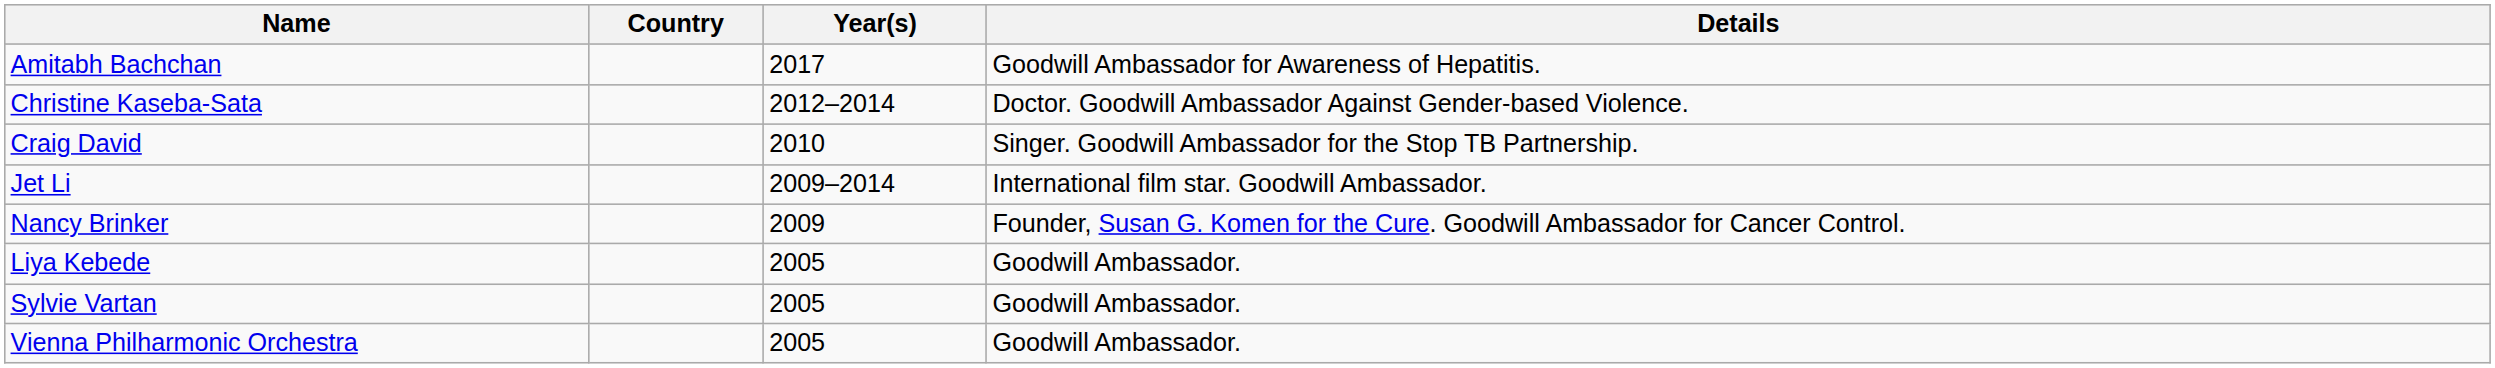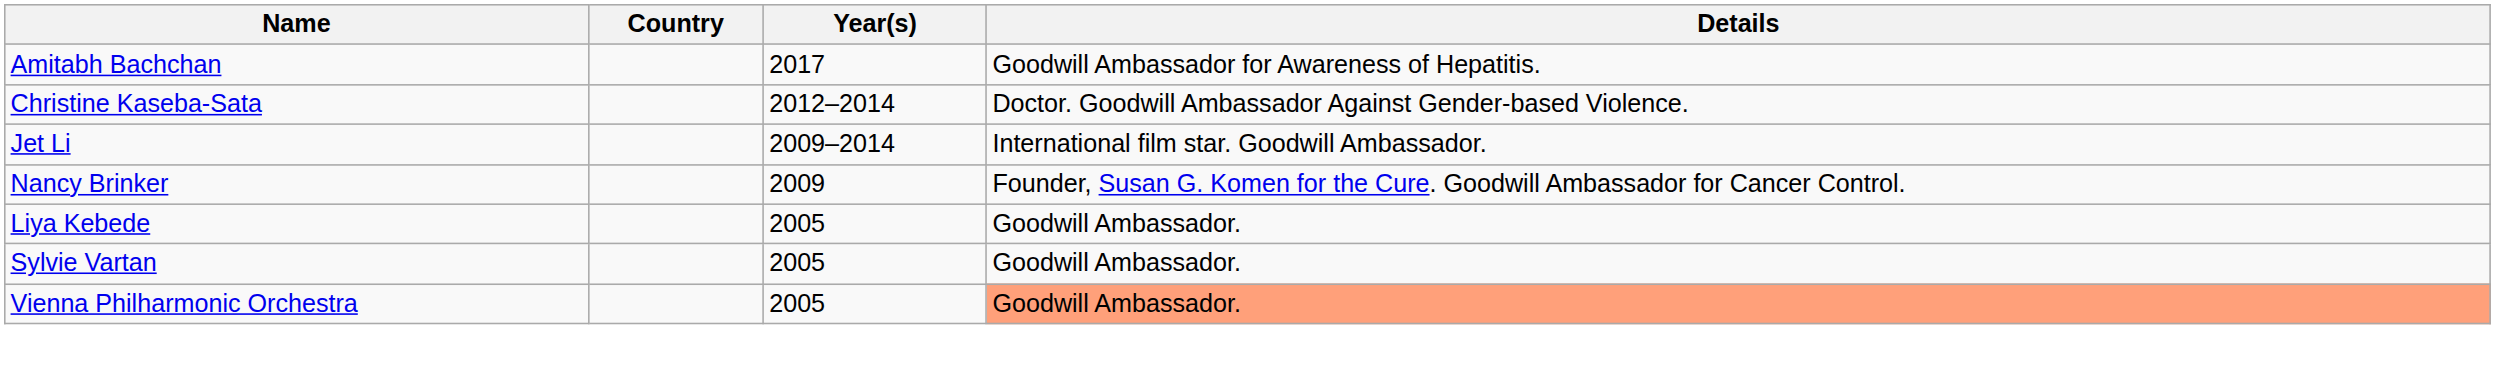- row: (76, 143)
(1117, 343) no background -> (1117, 303) lightsalmon background
